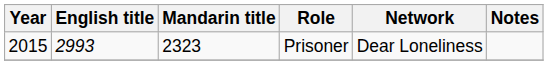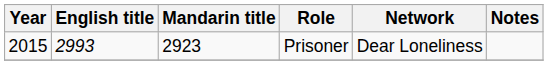(182, 45) 2323 -> (182, 45) 2923
